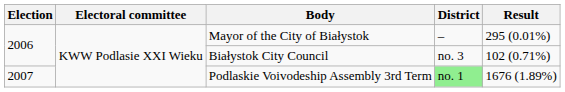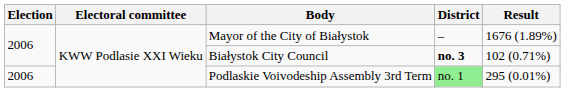(518, 35) 295 (0.01%) -> (521, 35) 1676 (1.89%)
(451, 55) normal -> (451, 55) bold
(20, 76) 2007 -> (20, 76) 2006
(521, 76) 1676 (1.89%) -> (518, 76) 295 (0.01%)
